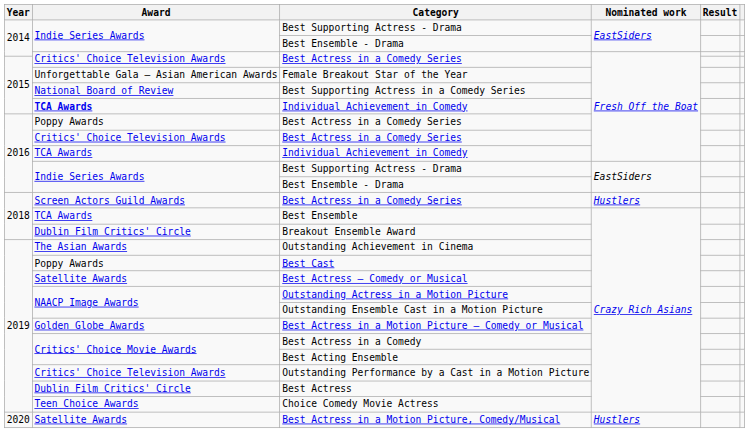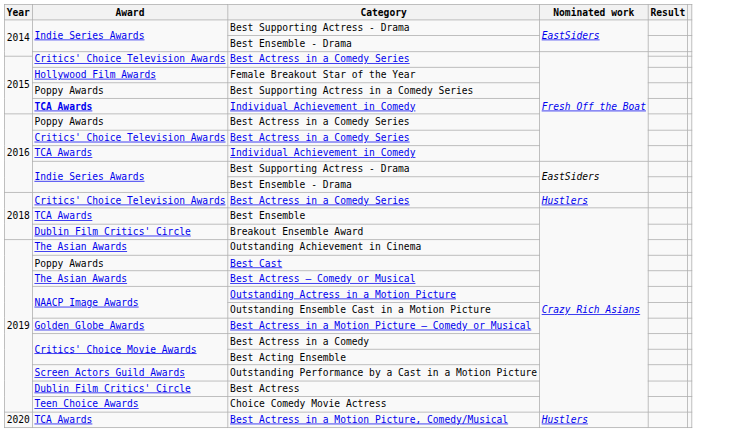(156, 75) Unforgettable Gala – Asian American Awards -> (95, 75) Hollywood Film Awards
(104, 91) National Board of Review -> (69, 91) Poppy Awards
(110, 200) Screen Actors Guild Awards -> (130, 200) Critics' Choice Television Awards
(81, 279) Satellite Awards -> (81, 279) The Asian Awards
(130, 373) Critics' Choice Television Awards -> (110, 373) Screen Actors Guild Awards
(81, 420) Satellite Awards -> (63, 420) TCA Awards
